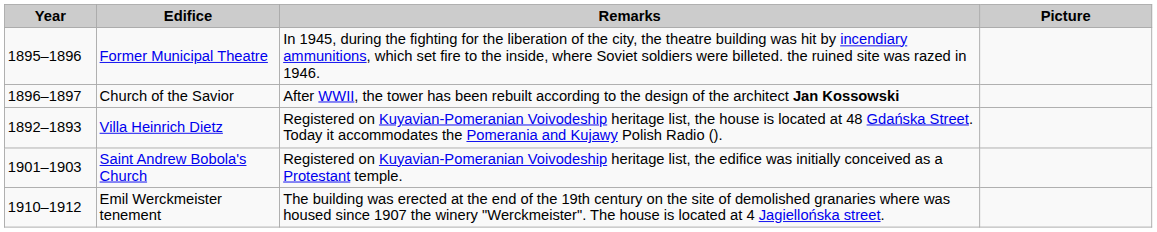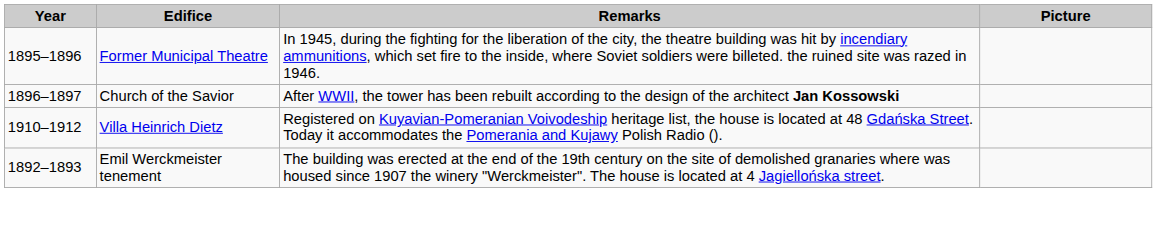(45, 127) 1892–1893 -> (45, 127) 1910–1912
- row: (173, 167)
(45, 207) 1910–1912 -> (45, 167) 1892–1893
